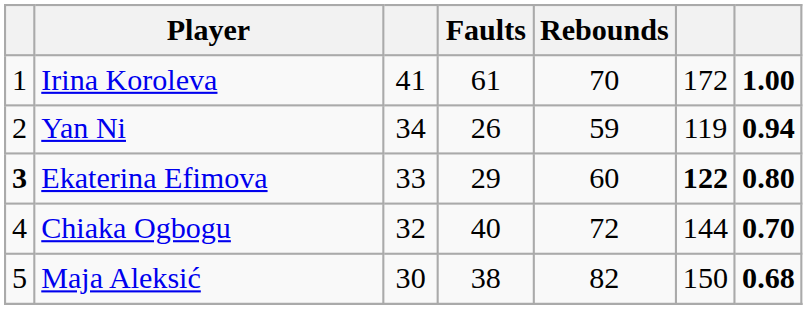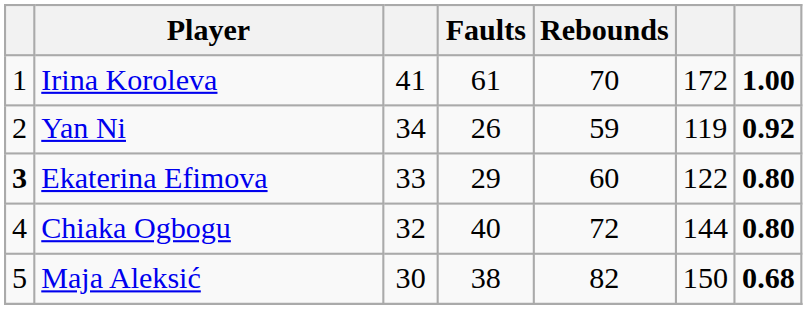(768, 128) 0.94 -> (768, 128) 0.92
(705, 178) bold -> (705, 178) normal
(768, 228) 0.70 -> (768, 228) 0.80
